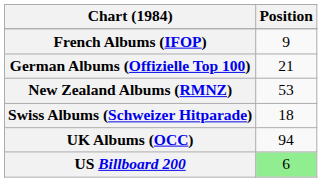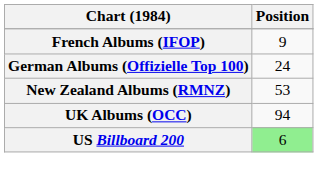(286, 66) 21 -> (283, 66) 24
- row: (130, 115)
